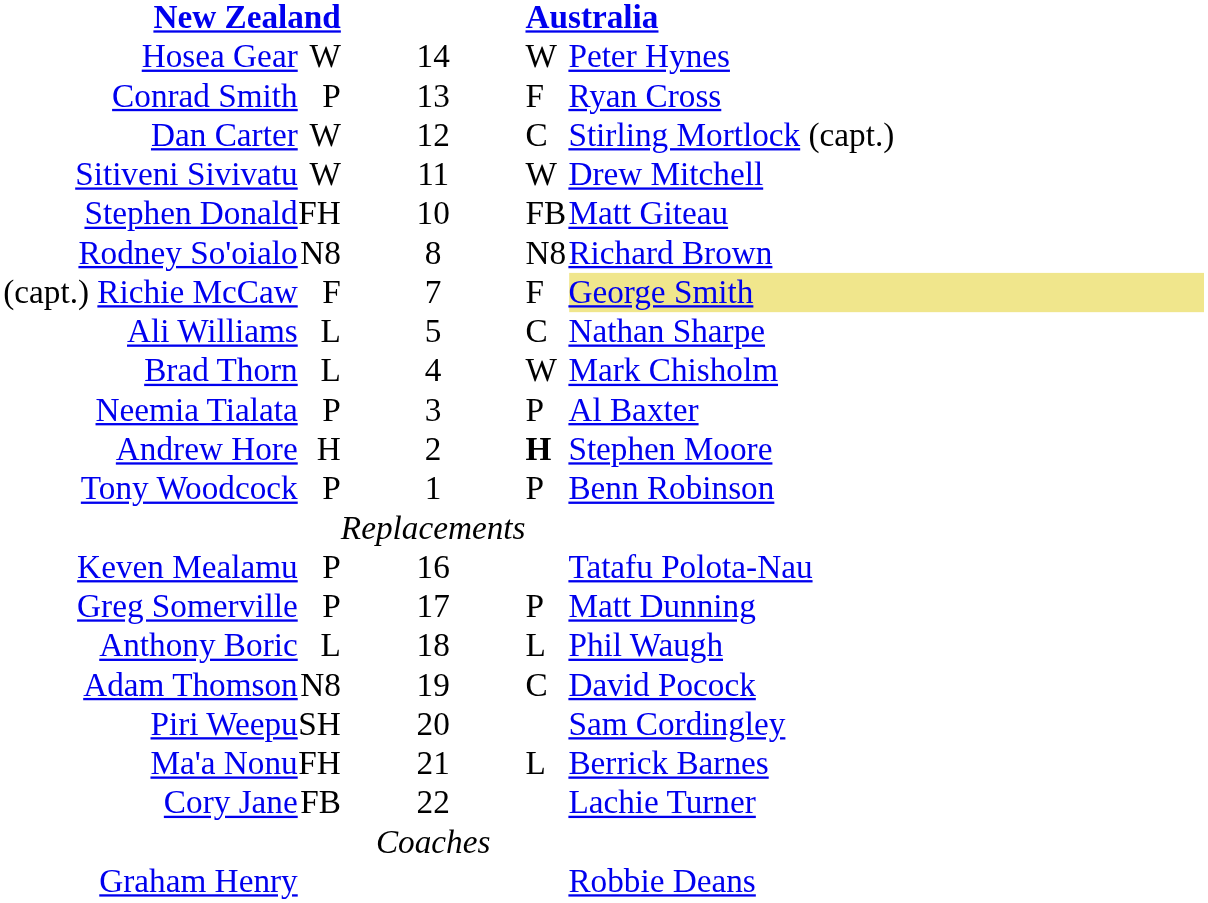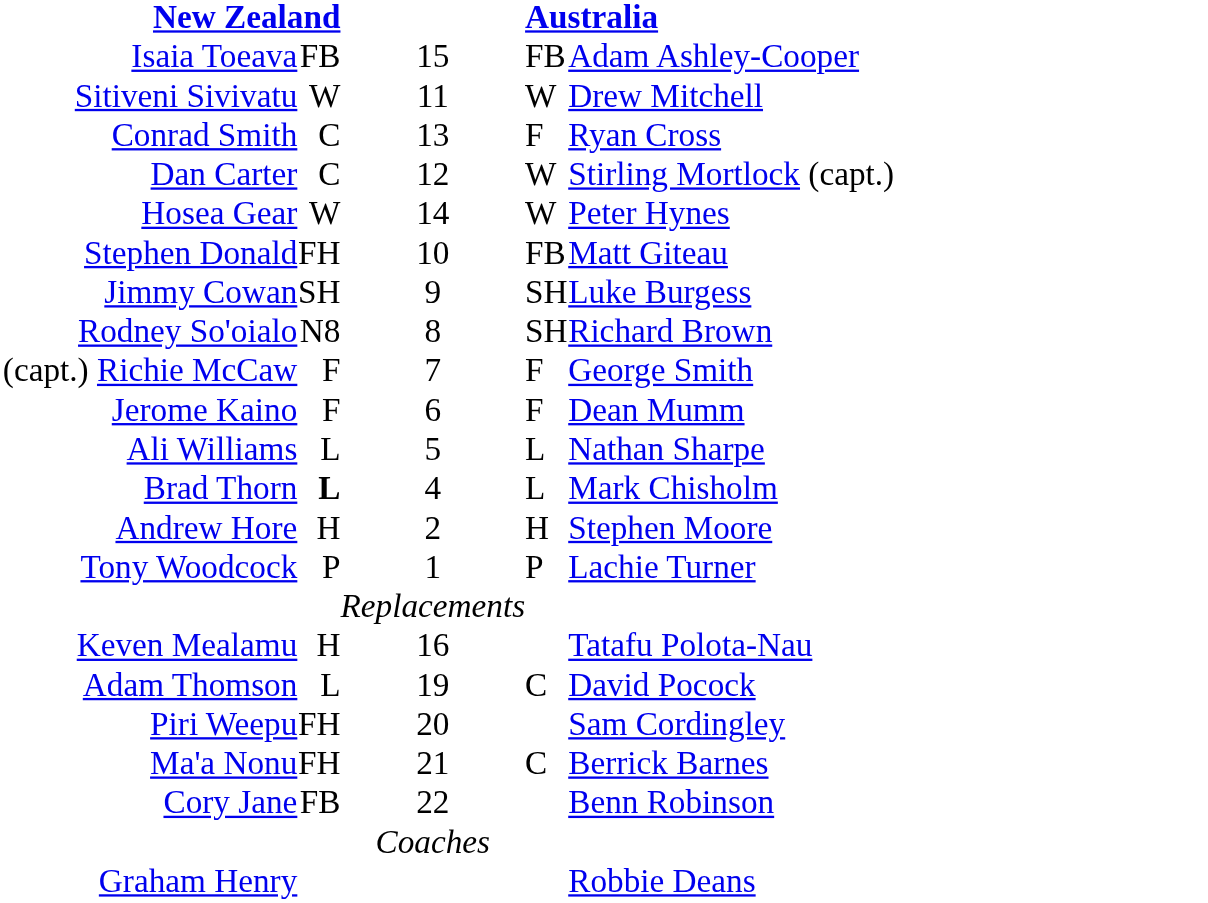+ row: (214, 56)
rows swapped: (220, 56) <-> (186, 174)
(332, 95) P -> (329, 134) C
(325, 134) W -> (329, 174) C
(537, 134) C -> (541, 174) W
+ row: (201, 291)
(546, 252) N8 -> (546, 331) SH
(661, 291) khaki background -> (661, 370) no background
+ row: (205, 409)
(537, 331) C -> (535, 448) L
(331, 370) normal -> (329, 488) bold
(541, 370) W -> (535, 488) L
- row: (197, 409)
(538, 448) bold -> (537, 527) normal
(671, 488) Benn Robinson -> (662, 566) Lachie Turner
(332, 566) P -> (328, 645) H
- row: (187, 606)
- row: (198, 645)
(321, 684) N8 -> (330, 684) L
(320, 723) SH -> (319, 723) FH
(536, 763) L -> (536, 763) C
(662, 802) Lachie Turner -> (671, 802) Benn Robinson
